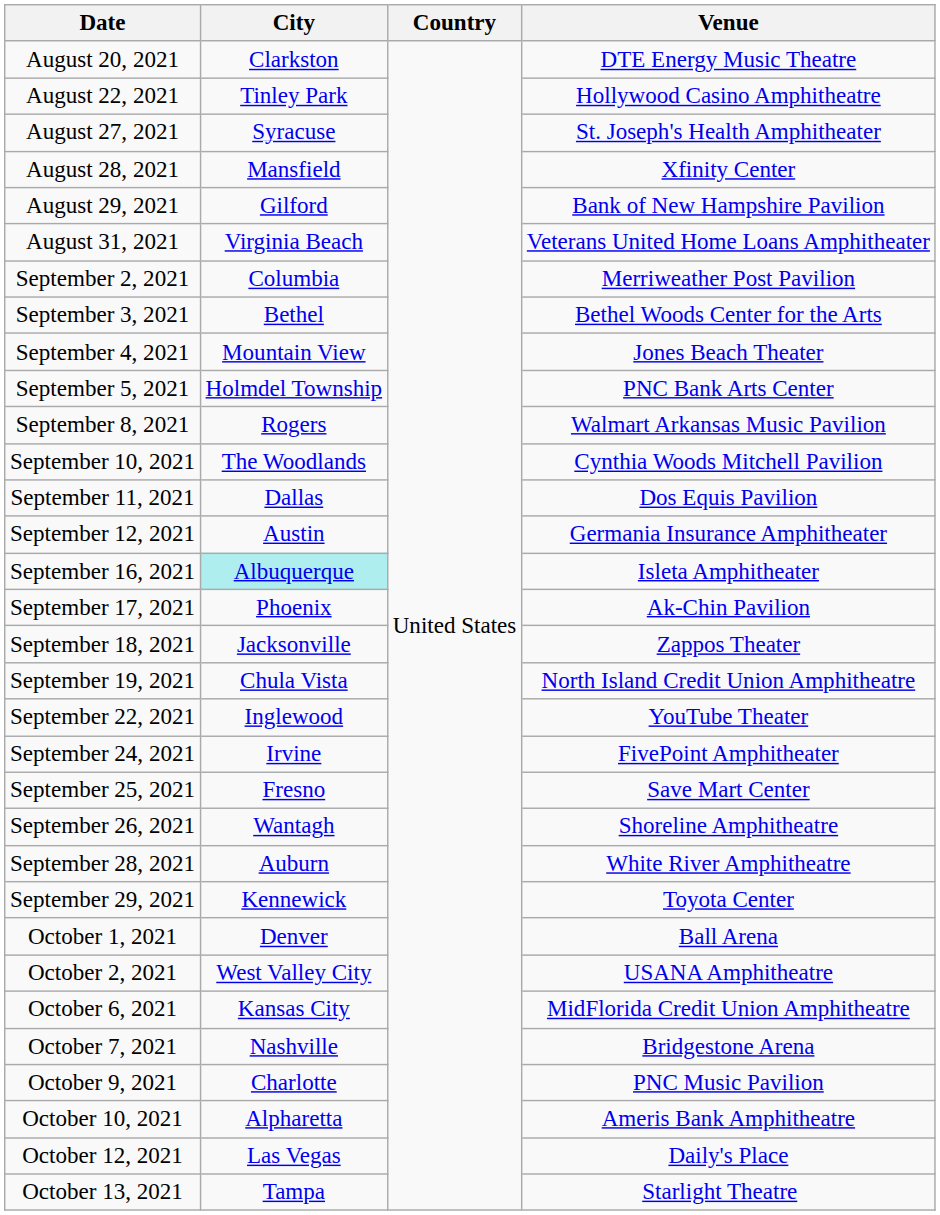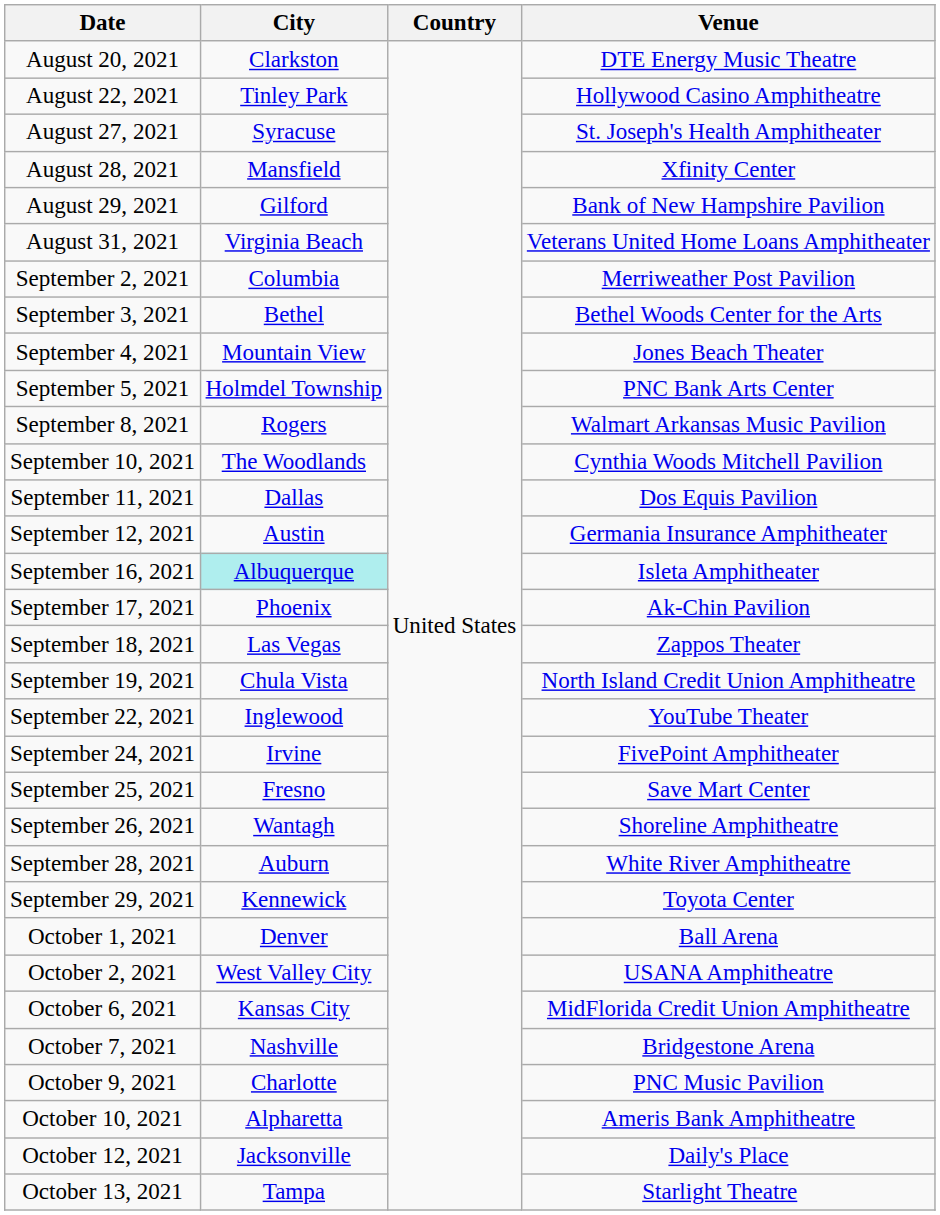(294, 643) Jacksonville -> (294, 643) Las Vegas
(294, 1155) Las Vegas -> (294, 1155) Jacksonville
